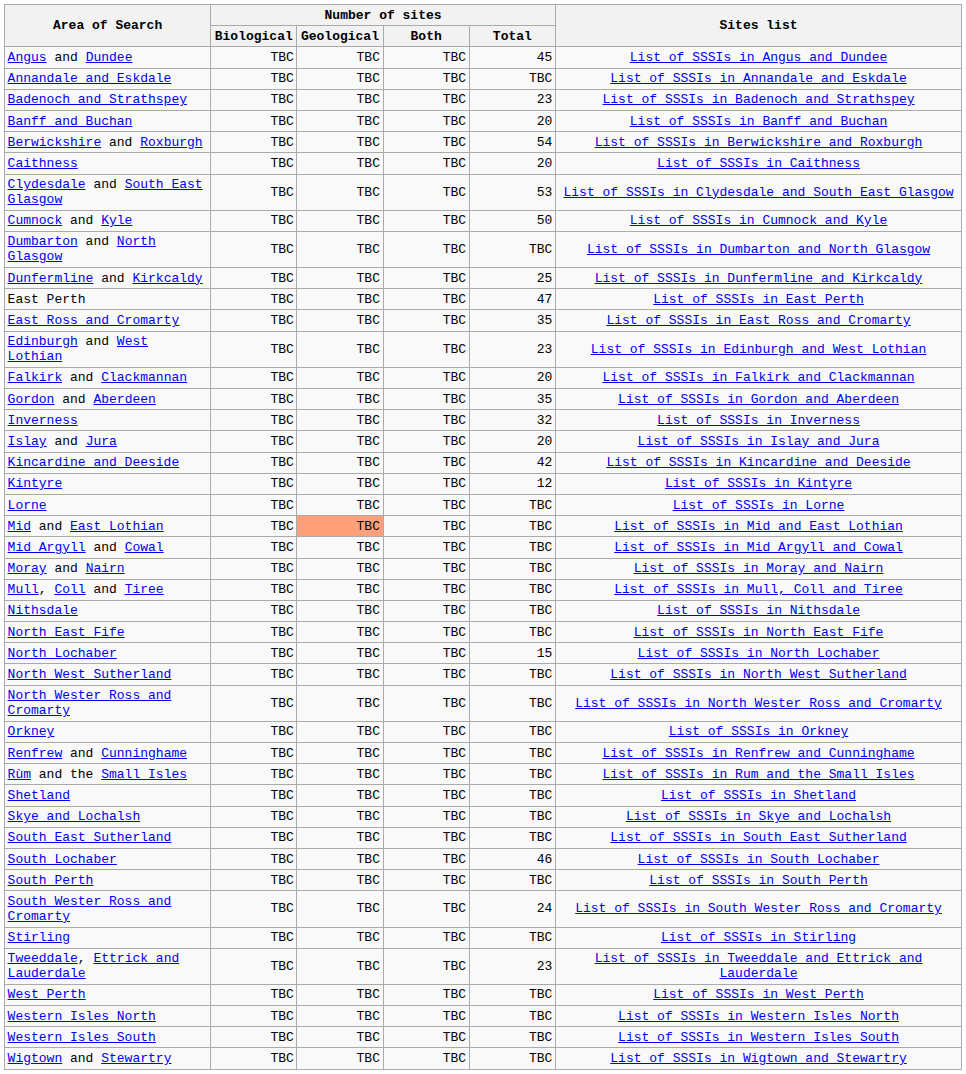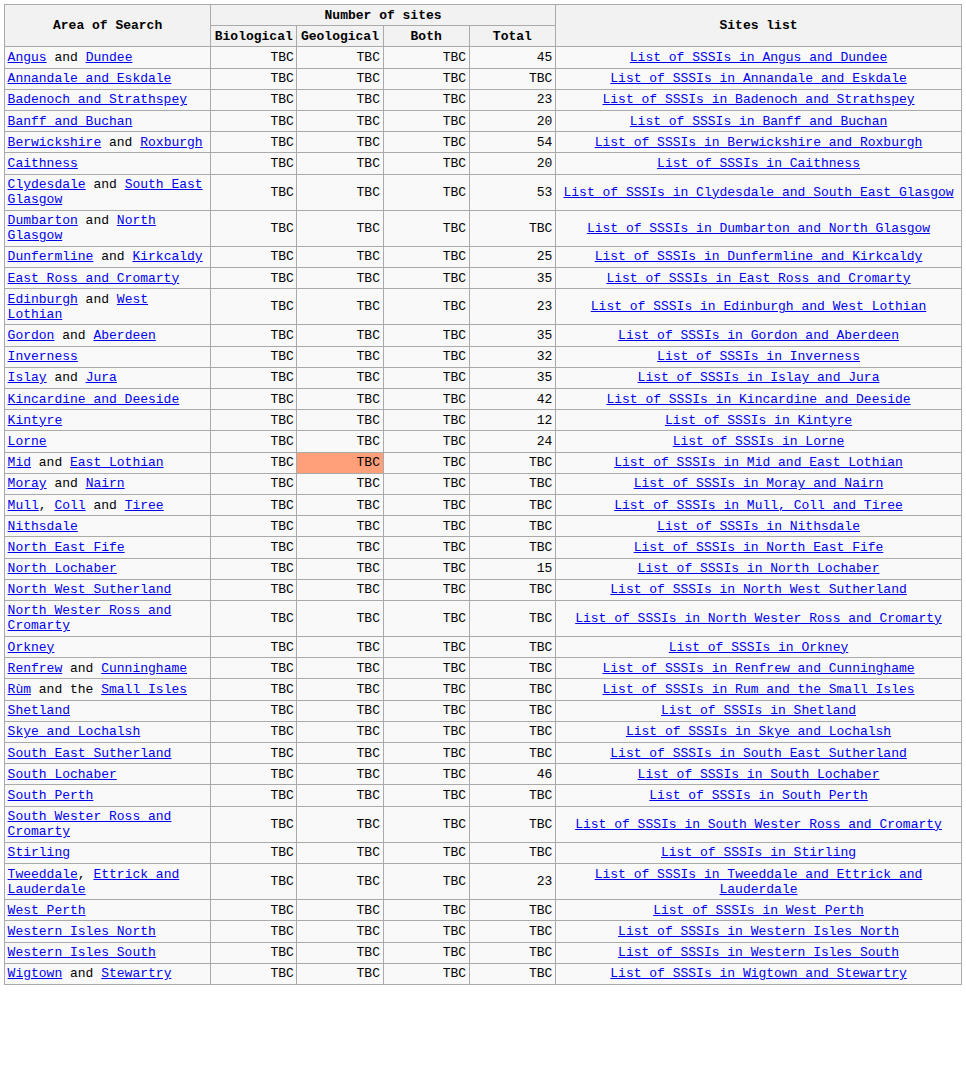- row: (70, 221)
- row: (47, 299)
- row: (97, 378)
(545, 441) 20 -> (545, 378) 35
(541, 505) TBC -> (545, 441) 24
- row: (86, 547)
(545, 909) 24 -> (541, 824) TBC
